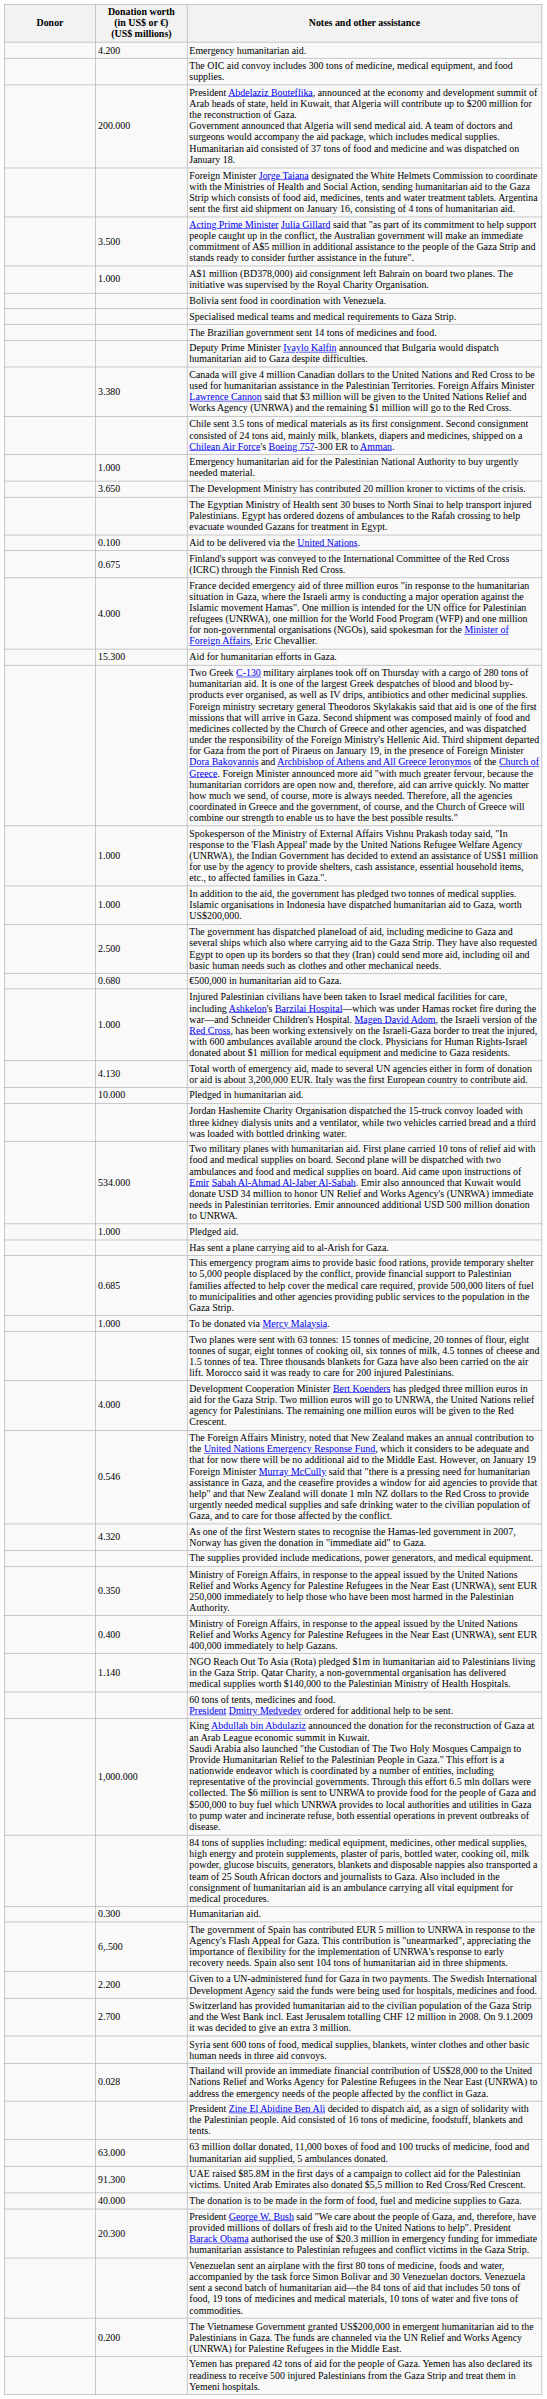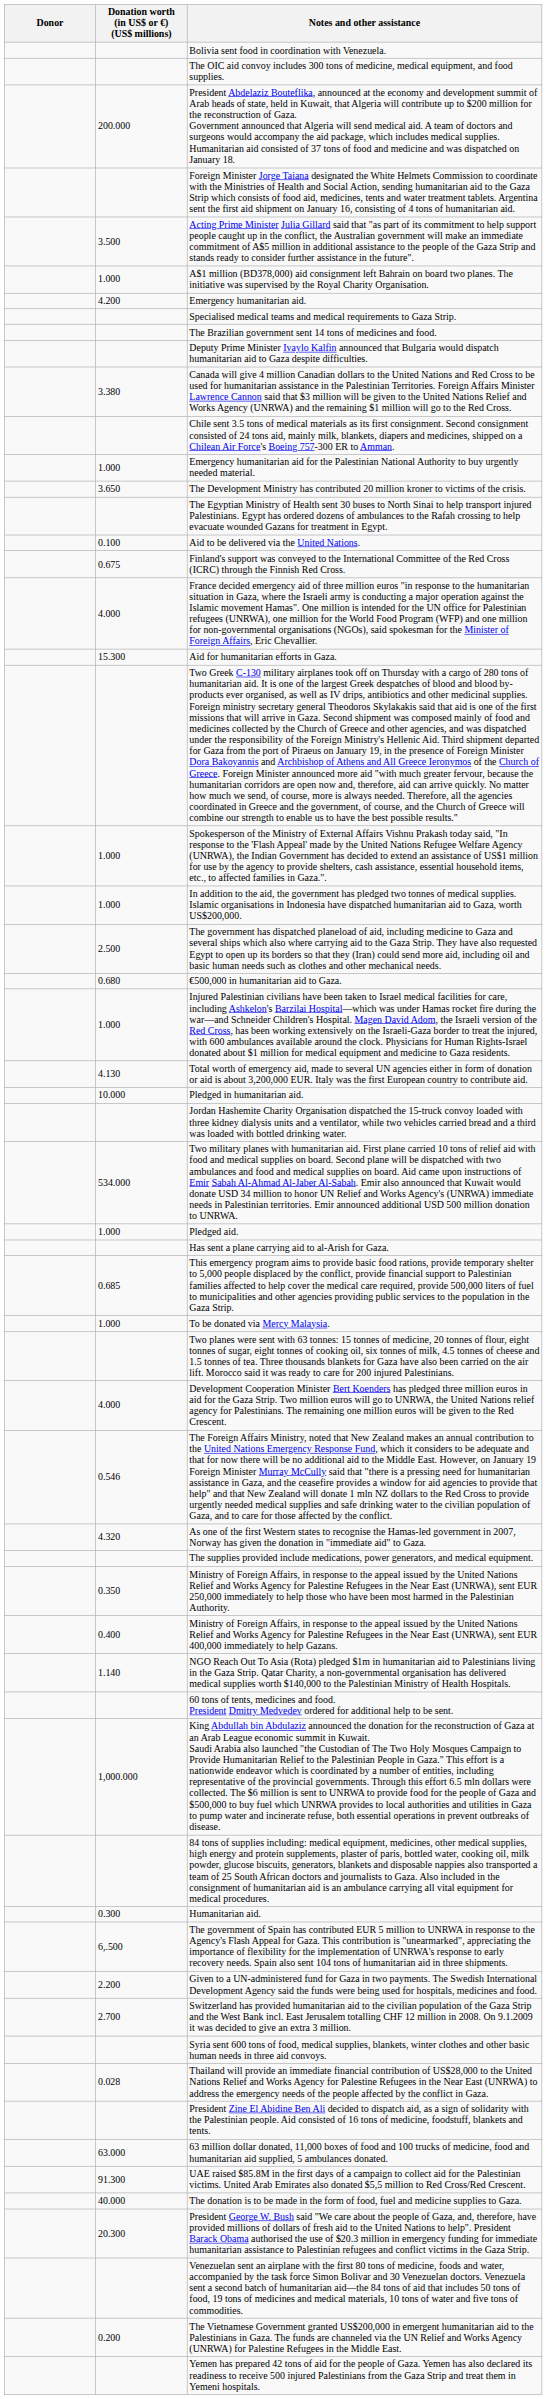rows swapped: (248, 50) <-> (288, 301)
